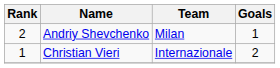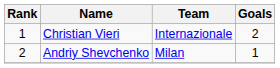rows swapped: (81, 53) <-> (96, 33)
